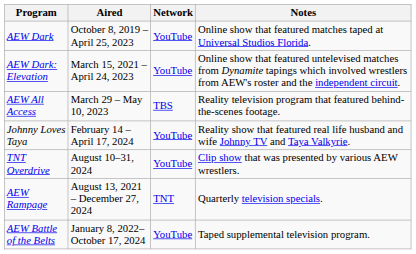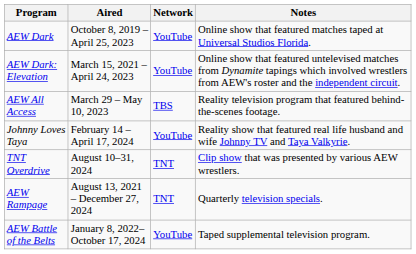(173, 164) YouTube -> (164, 164) TNT
